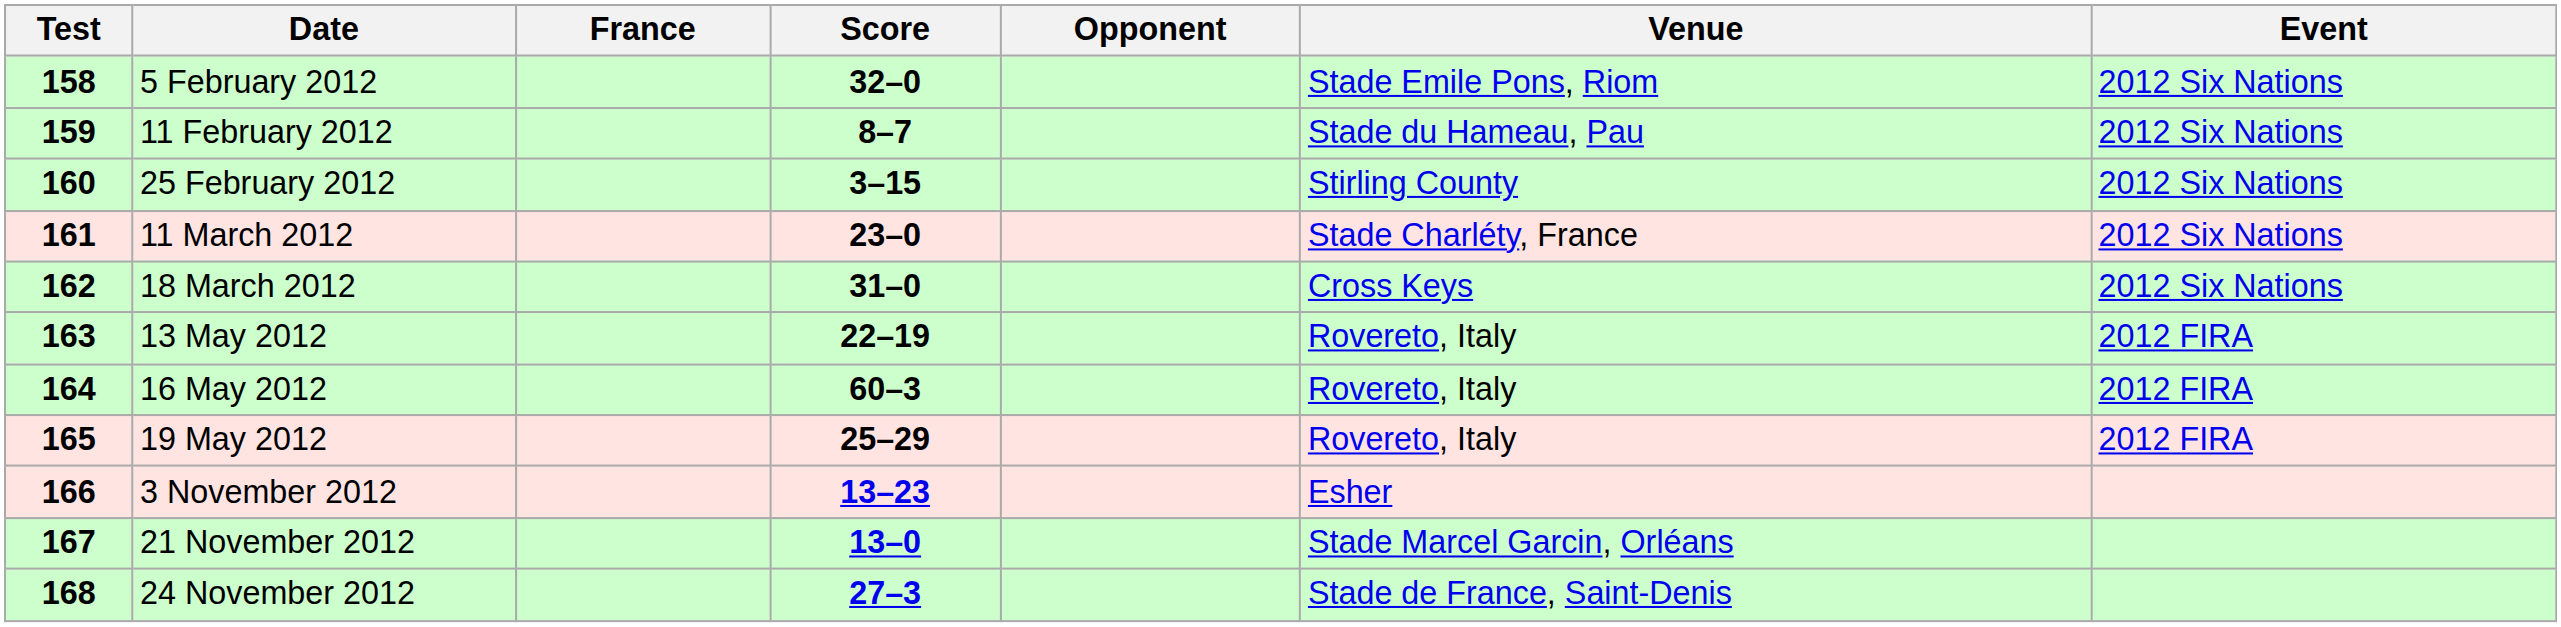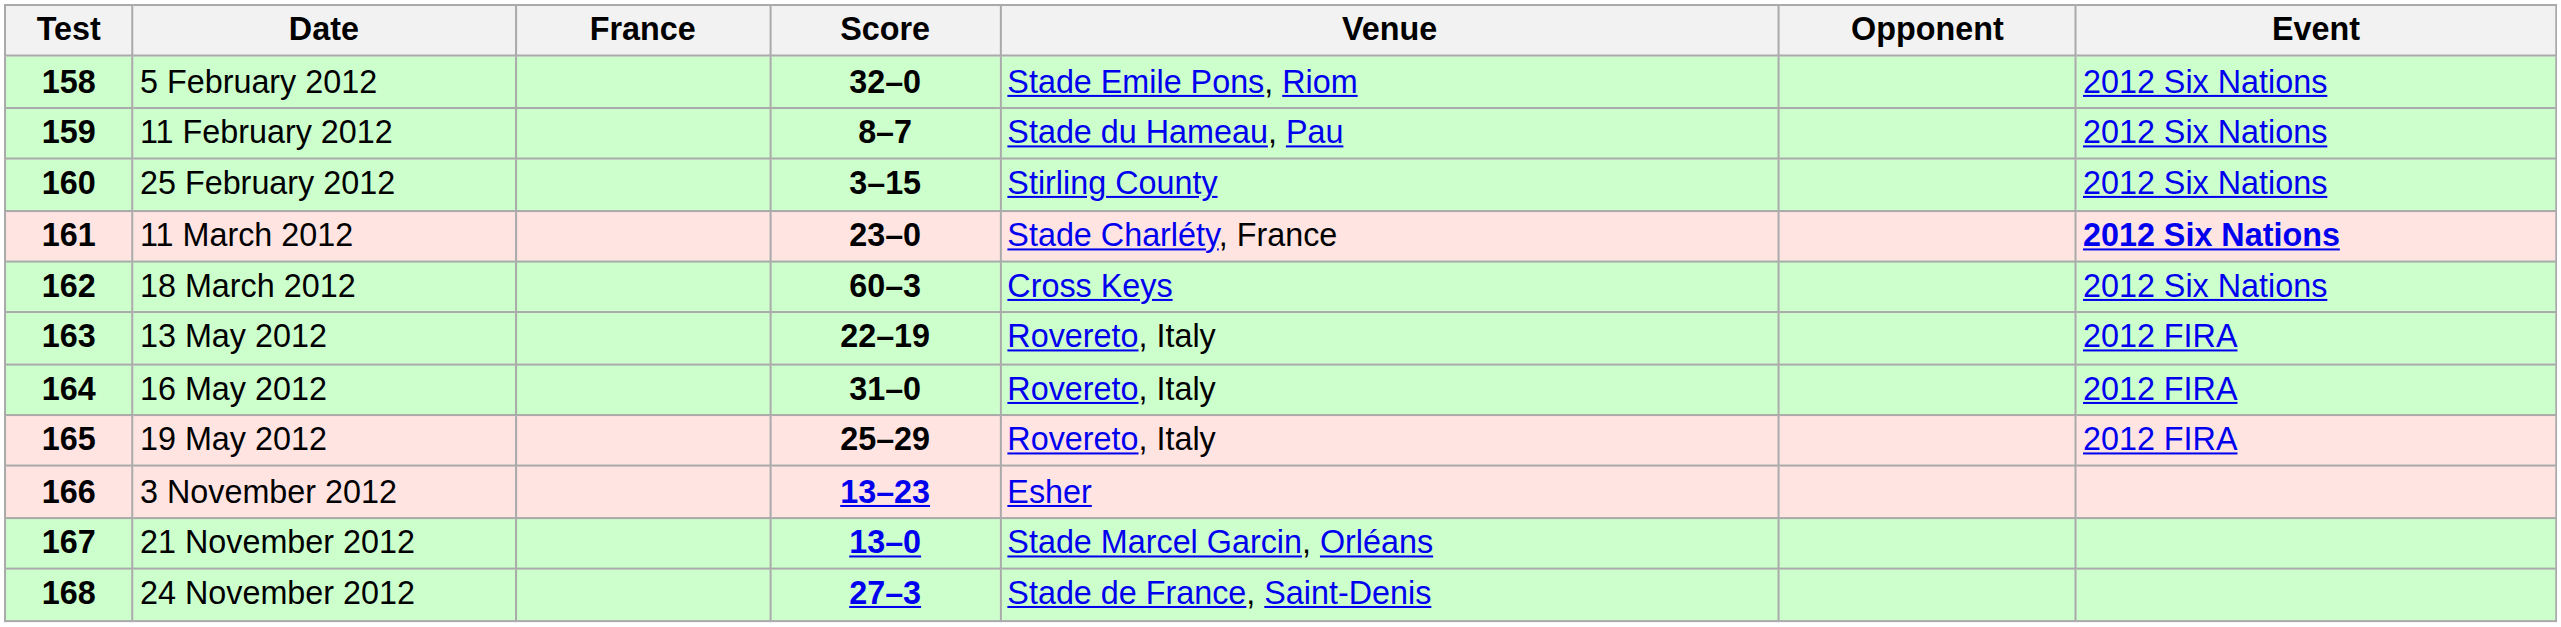columns swapped: (1150, 30) <-> (1696, 30)
(2221, 235) normal -> (2211, 235) bold
(885, 286) 31–0 -> (885, 286) 60–3
(885, 388) 60–3 -> (885, 388) 31–0
